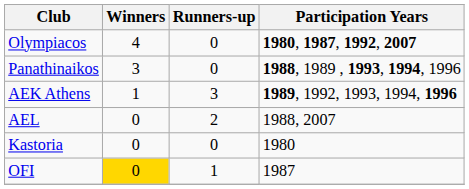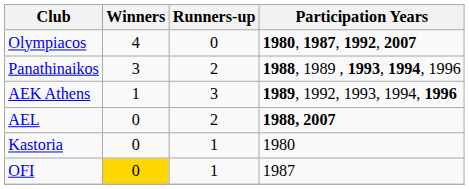(214, 68) 0 -> (214, 68) 2
(299, 119) normal -> (299, 119) bold
(214, 145) 0 -> (214, 145) 1
